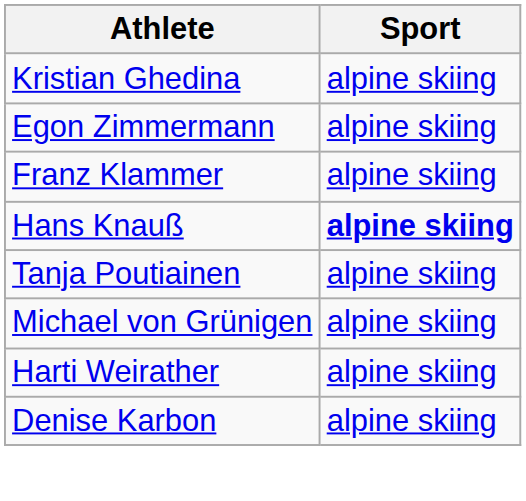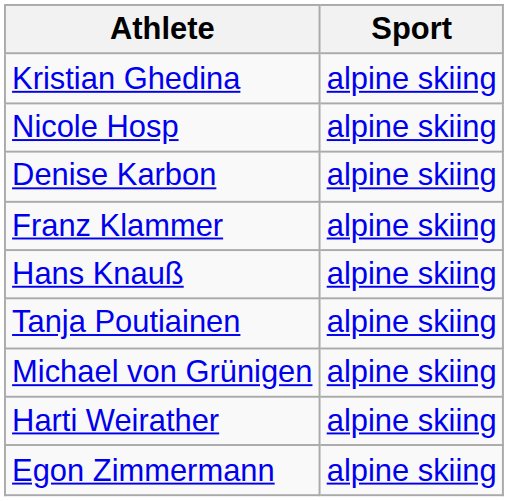+ row: (95, 126)
rows swapped: (114, 420) <-> (143, 126)
(420, 224) bold -> (412, 273) normal
